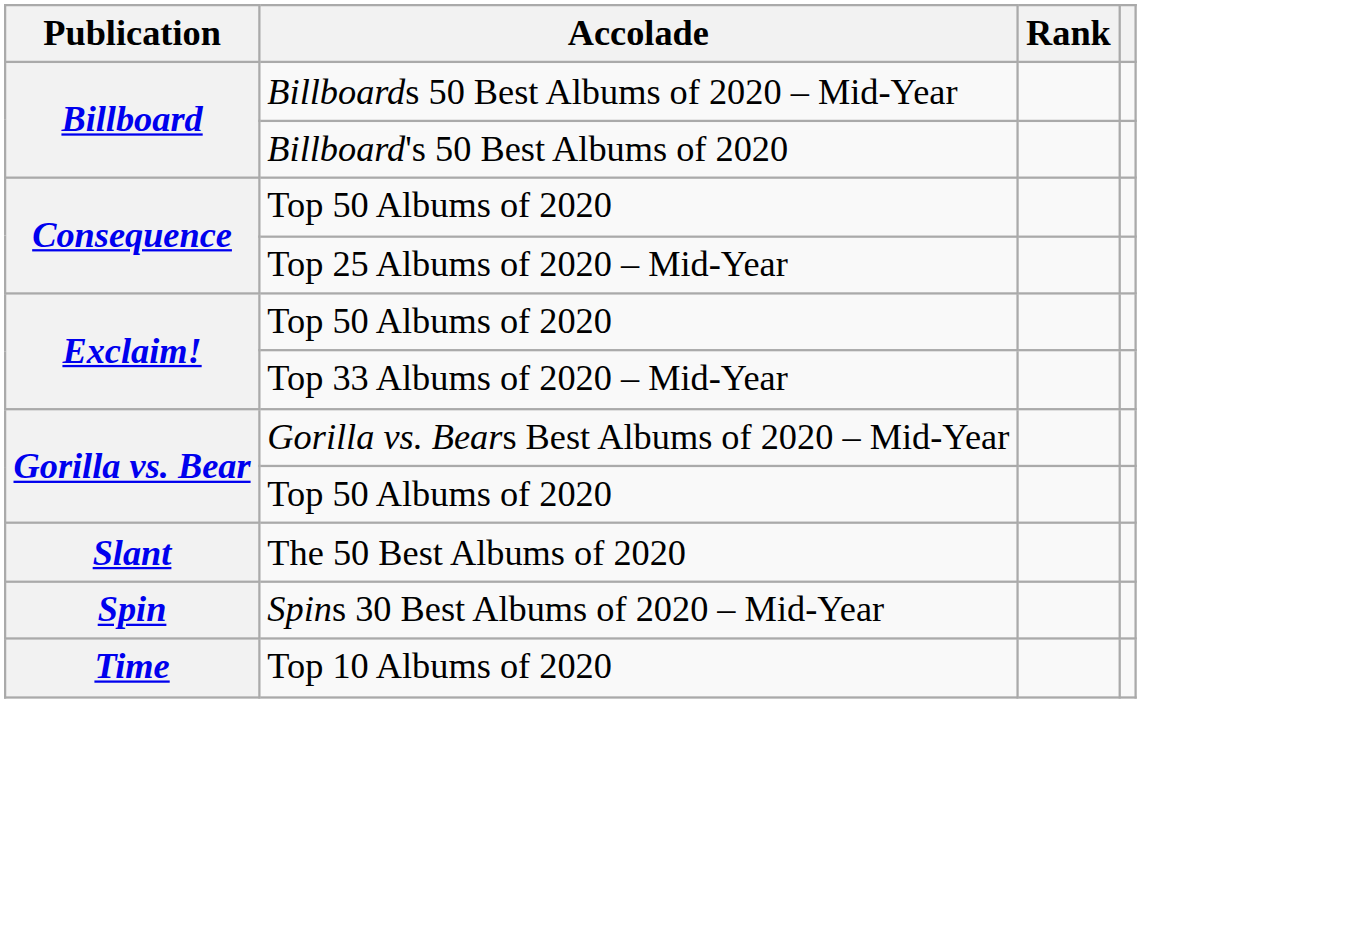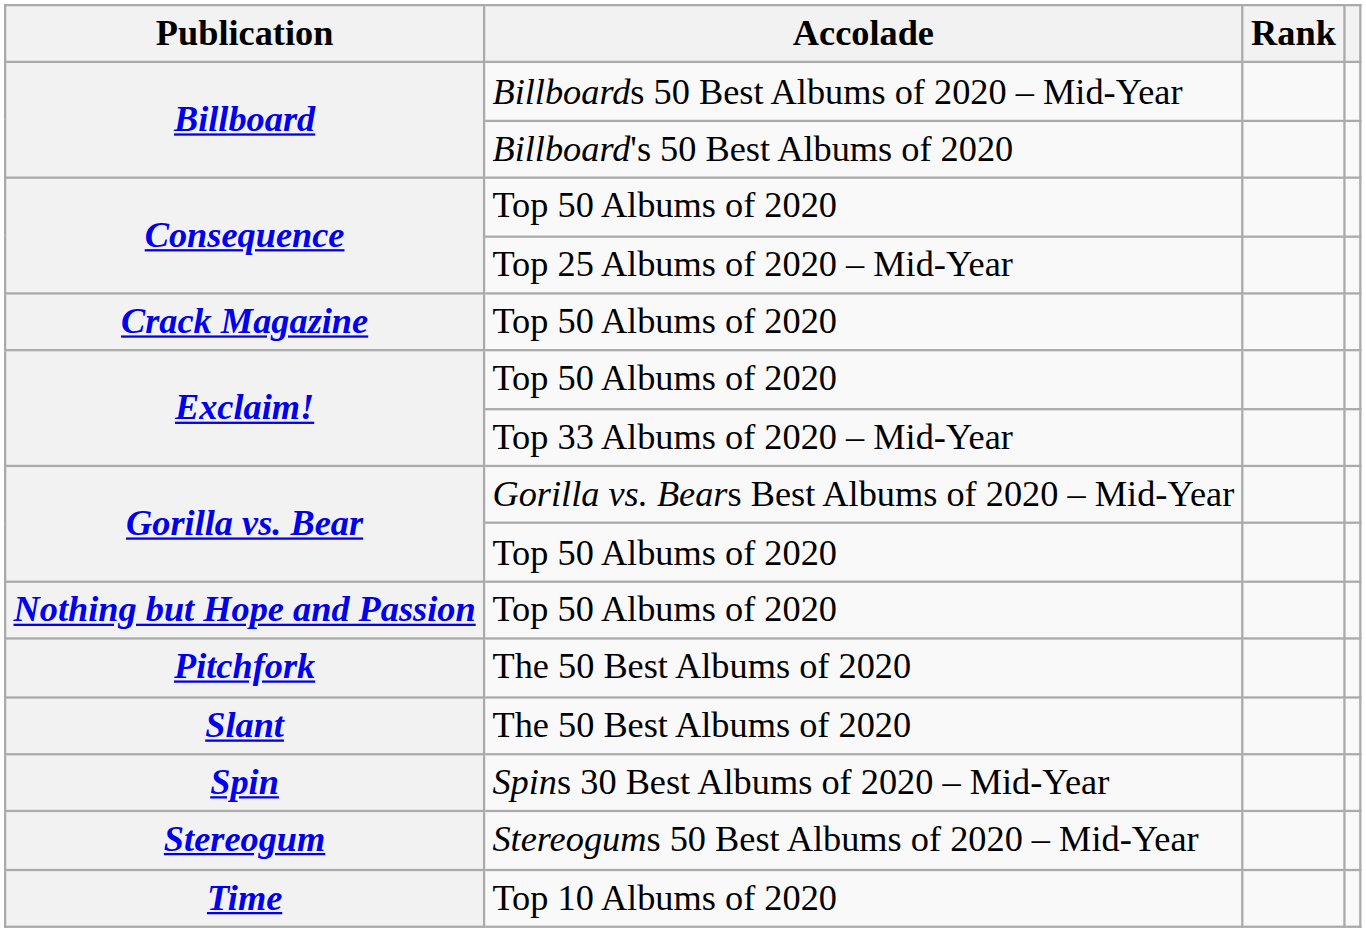+ row: (245, 321)
+ row: (245, 609)
+ row: (245, 666)
+ row: (245, 839)
